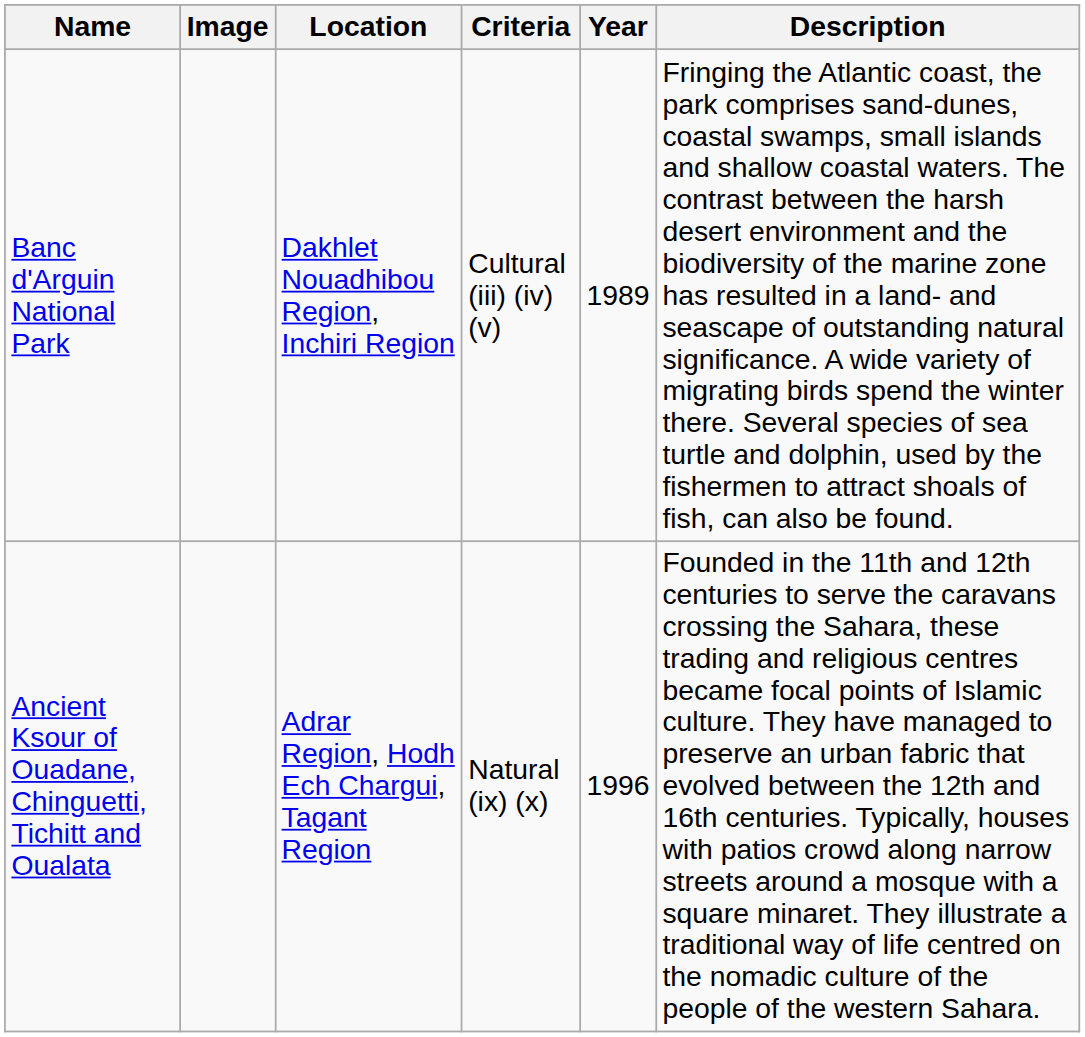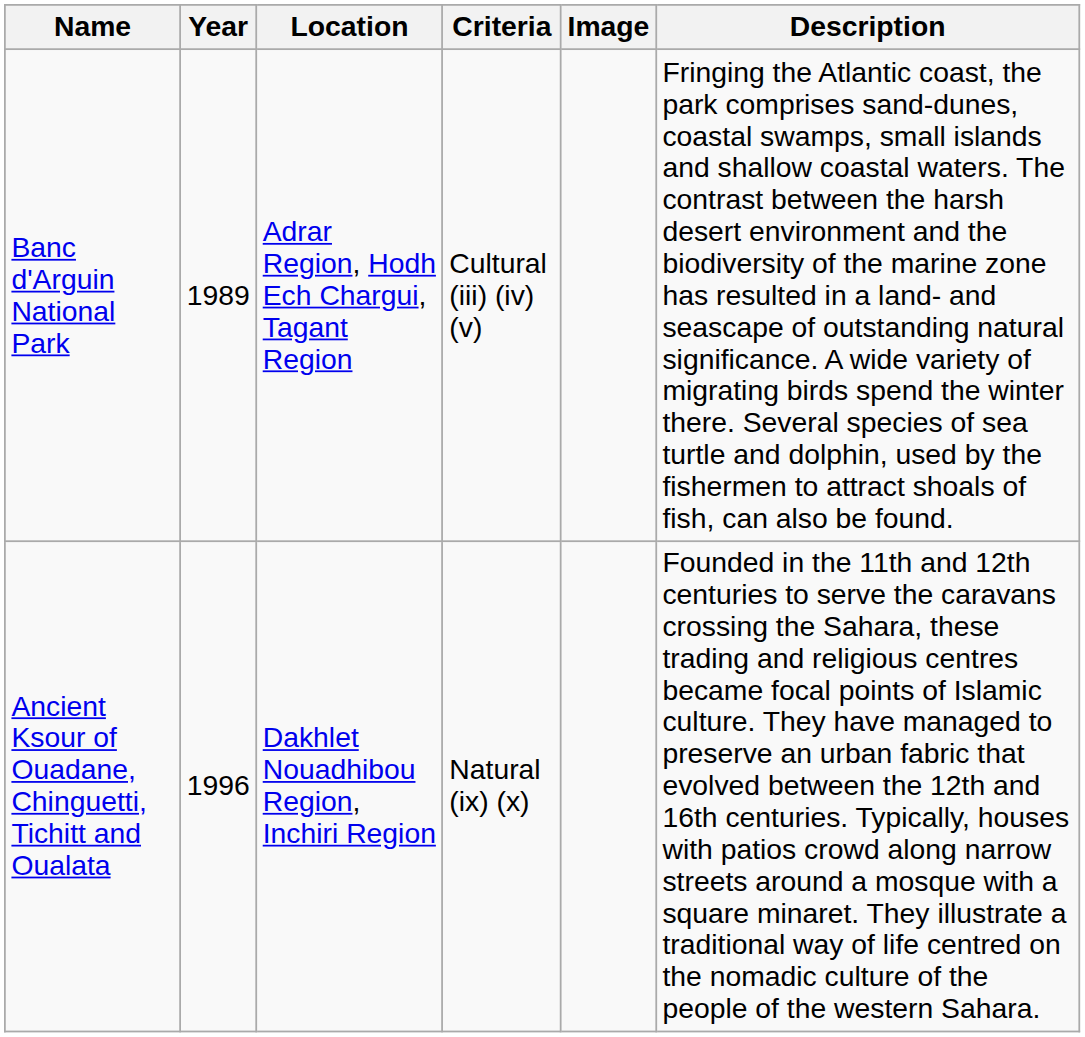columns swapped: (228, 26) <-> (618, 26)
(368, 294) Dakhlet Nouadhibou Region, Inchiri Region -> (349, 294) Adrar Region, Hodh Ech Chargui, Tagant Region
(368, 785) Adrar Region, Hodh Ech Chargui, Tagant Region -> (349, 785) Dakhlet Nouadhibou Region, Inchiri Region
